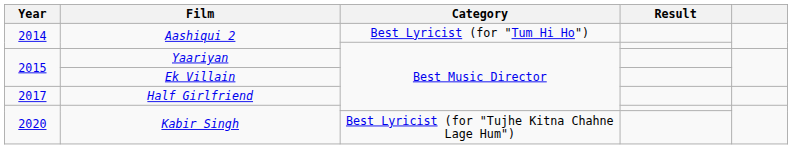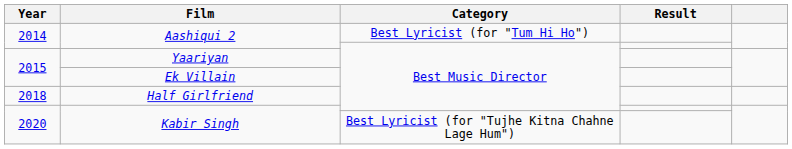(32, 96) 2017 -> (32, 96) 2018
